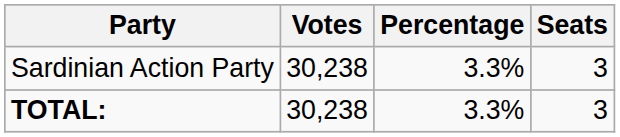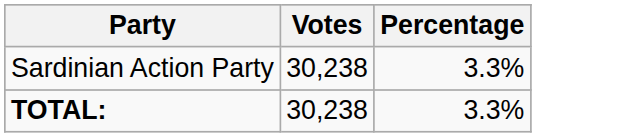- column: (572, 25)
